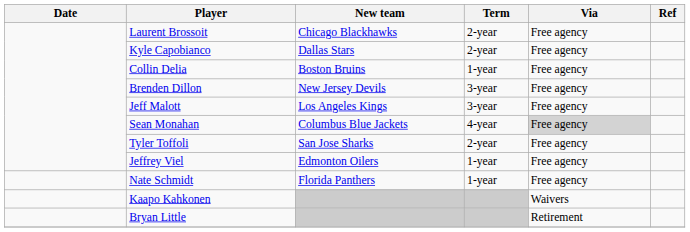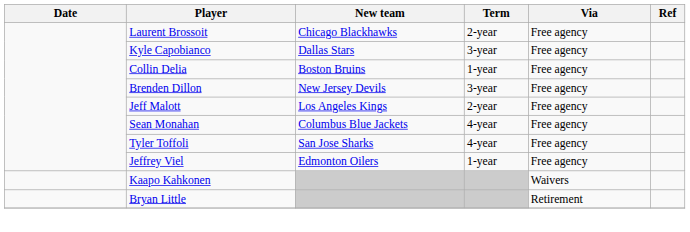(482, 50) 2-year -> (482, 50) 3-year
(482, 106) 3-year -> (482, 106) 2-year
(559, 124) lightgrey background -> (559, 124) no background
(482, 143) 2-year -> (482, 143) 4-year
- row: (161, 180)
